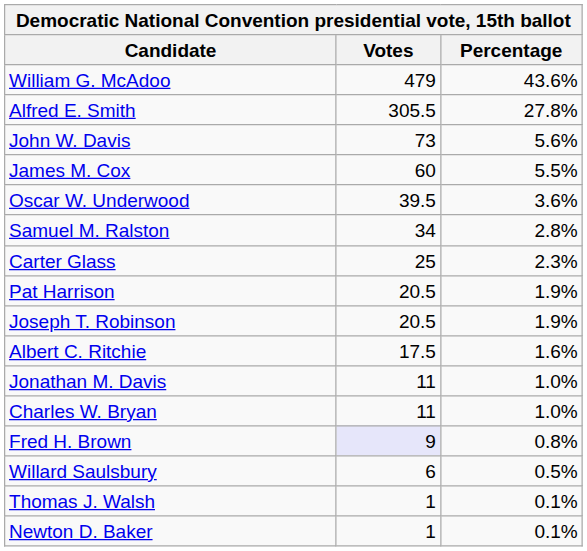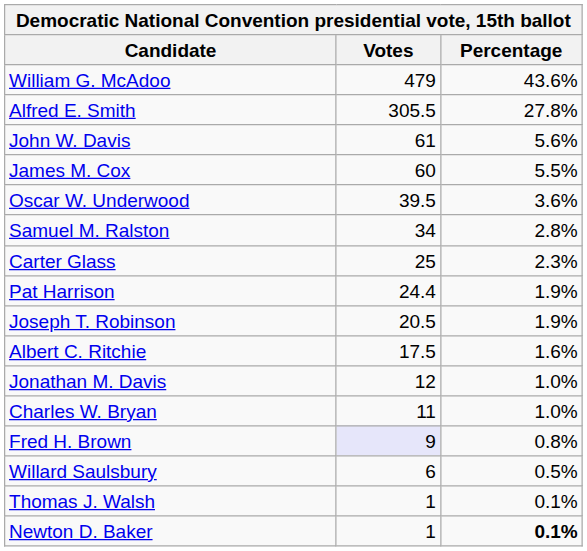(425, 140) 73 -> (425, 140) 61
(417, 291) 20.5 -> (417, 291) 24.4
(426, 381) 11 -> (425, 381) 12
(556, 531) normal -> (556, 531) bold
